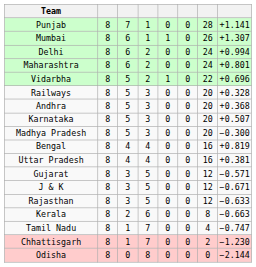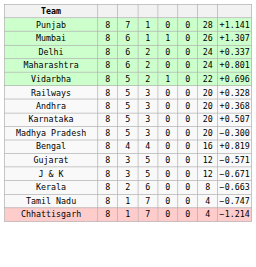(235, 52) +0.994 -> (235, 52) +0.337
- row: (51, 160)
- row: (51, 201)
(208, 242) 2 -> (208, 214) 4
(235, 242) −1.230 -> (235, 214) −1.214
- row: (51, 255)
